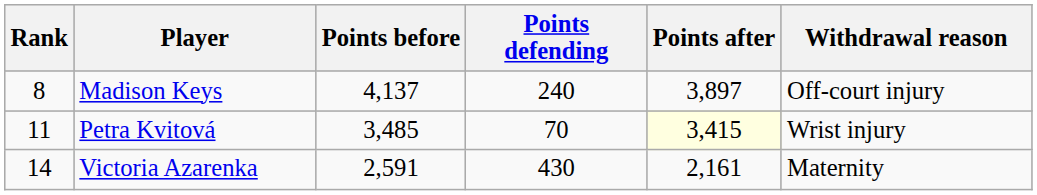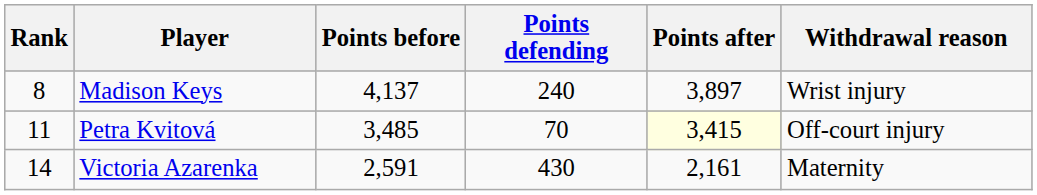(866, 90) Off-court injury -> (846, 90) Wrist injury
(846, 129) Wrist injury -> (866, 129) Off-court injury
